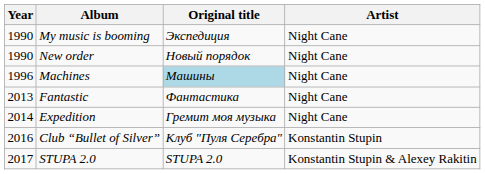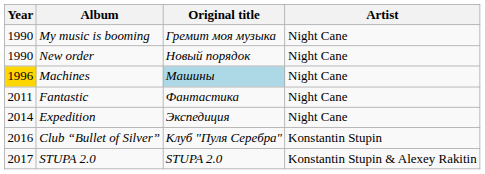(198, 35) Экспедиция -> (221, 35) Гремит моя музыка
(20, 76) no background -> (20, 76) gold background
(20, 96) 2013 -> (20, 96) 2011
(221, 117) Гремит моя музыка -> (198, 117) Экспедиция
